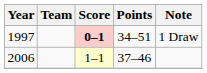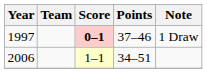(134, 36) 34–51 -> (134, 36) 37–46
(134, 57) 37–46 -> (134, 57) 34–51
